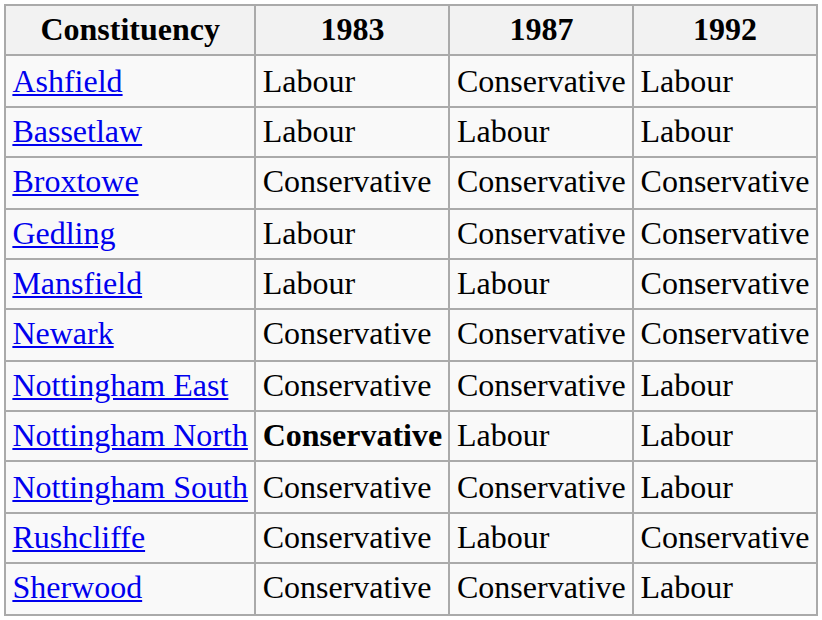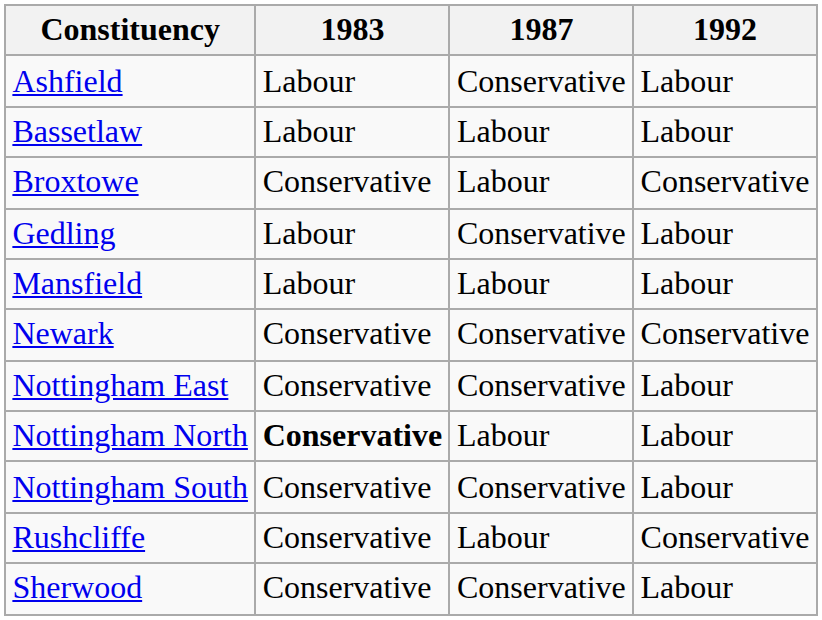(541, 182) Conservative -> (503, 182) Labour
(725, 232) Conservative -> (687, 232) Labour
(725, 283) Conservative -> (687, 283) Labour
